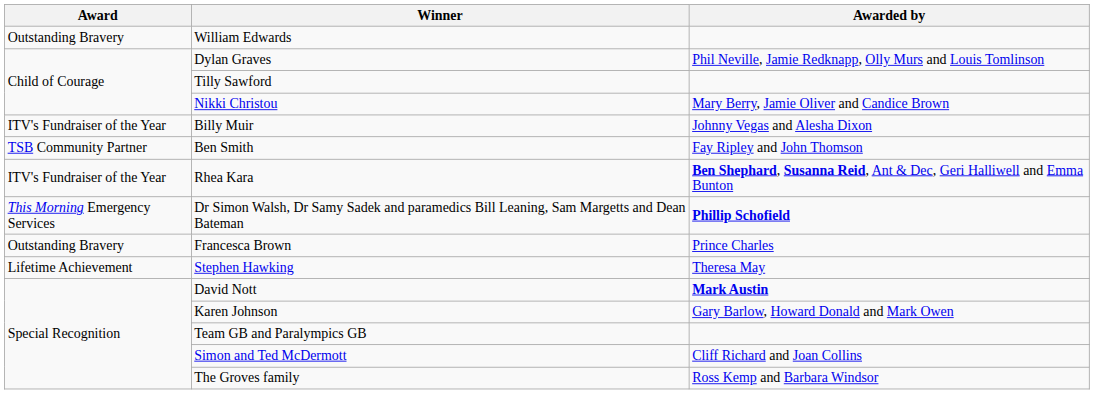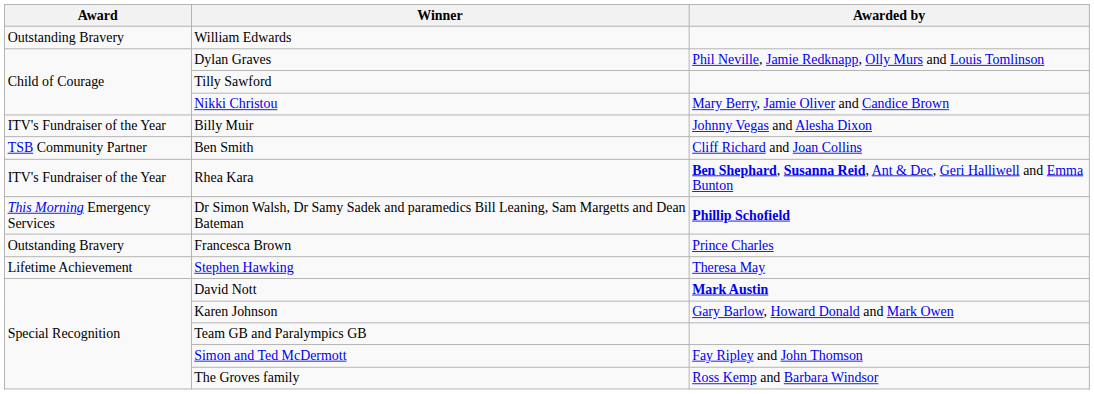(777, 147) Fay Ripley and John Thomson -> (777, 147) Cliff Richard and Joan Collins
(777, 355) Cliff Richard and Joan Collins -> (777, 355) Fay Ripley and John Thomson
